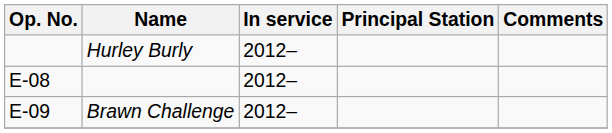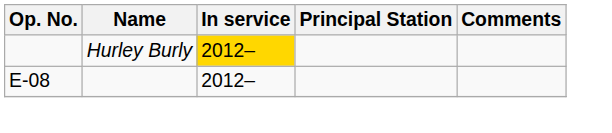(270, 50) no background -> (228, 50) gold background
- row: (30, 111)
